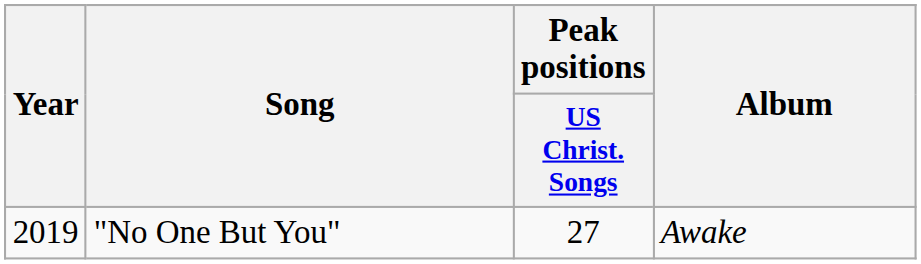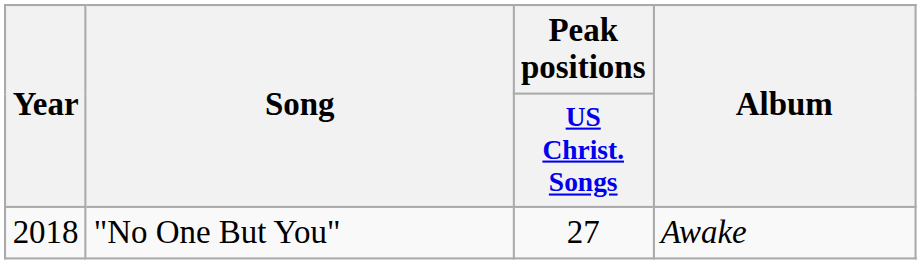(46, 231) 2019 -> (46, 231) 2018
